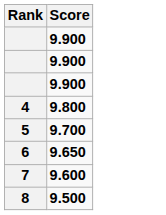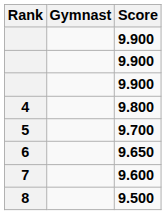+ column: (80, 15)
